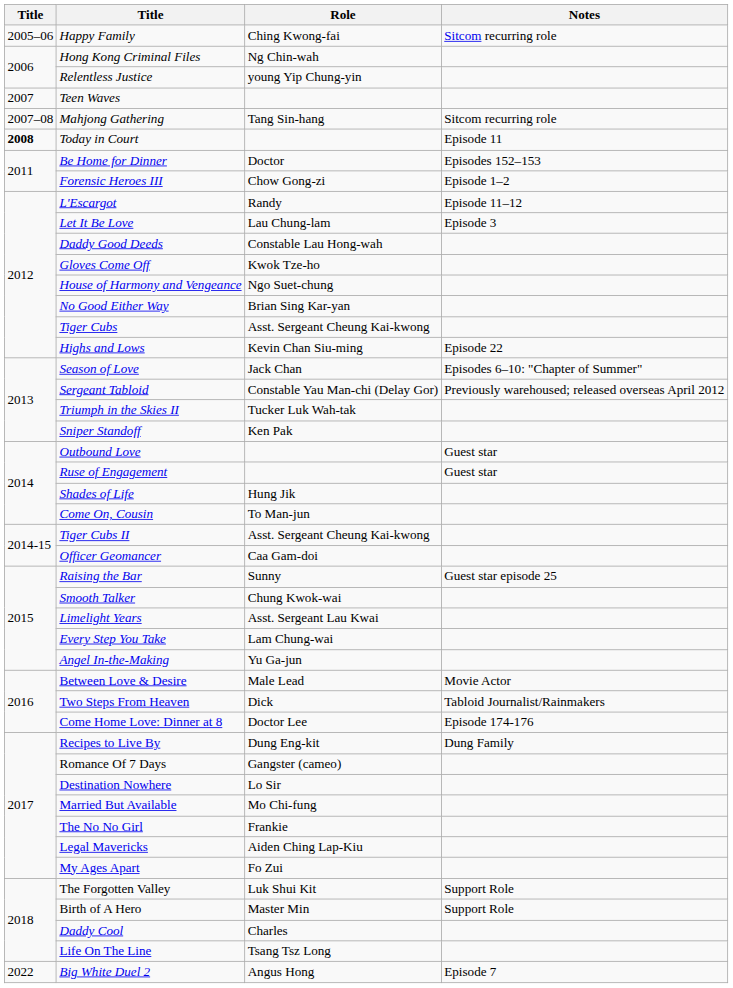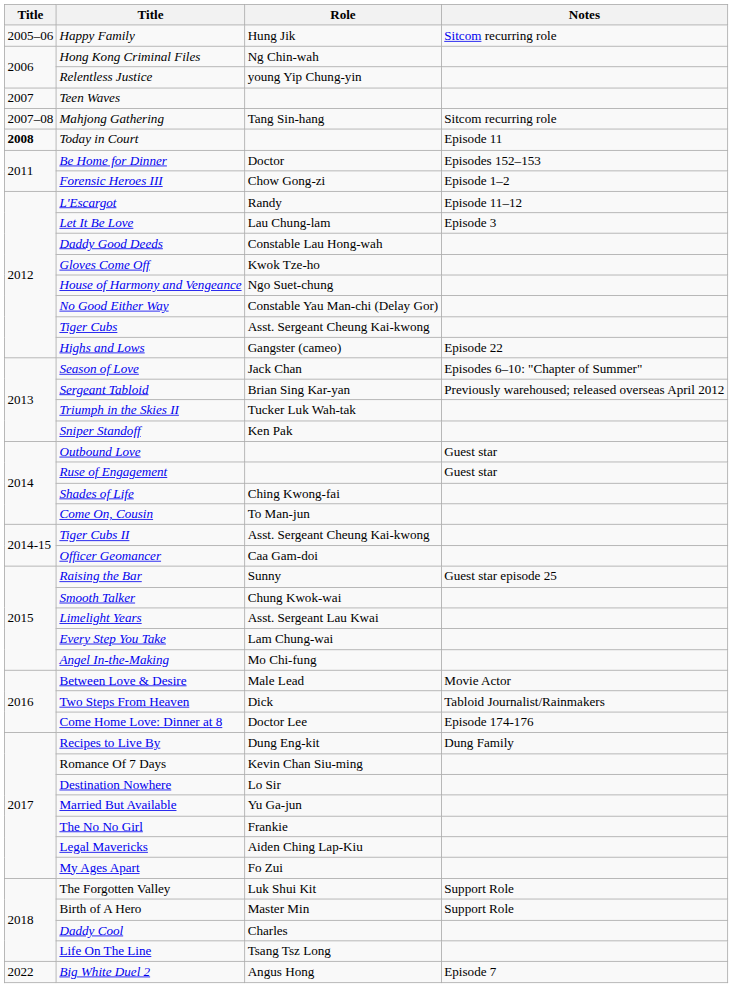(294, 35) Ching Kwong-fai -> (272, 35) Hung Jik
(299, 306) Brian Sing Kar-yan -> (343, 306) Constable Yau Man-chi (Delay Gor)
(305, 347) Kevin Chan Siu-ming -> (294, 347) Gangster (cameo)
(343, 389) Constable Yau Man-chi (Delay Gor) -> (299, 389) Brian Sing Kar-yan
(272, 493) Hung Jik -> (294, 493) Ching Kwong-fai
(275, 659) Yu Ga-jun -> (282, 659) Mo Chi-fung
(294, 763) Gangster (cameo) -> (305, 763) Kevin Chan Siu-ming
(282, 805) Mo Chi-fung -> (275, 805) Yu Ga-jun
